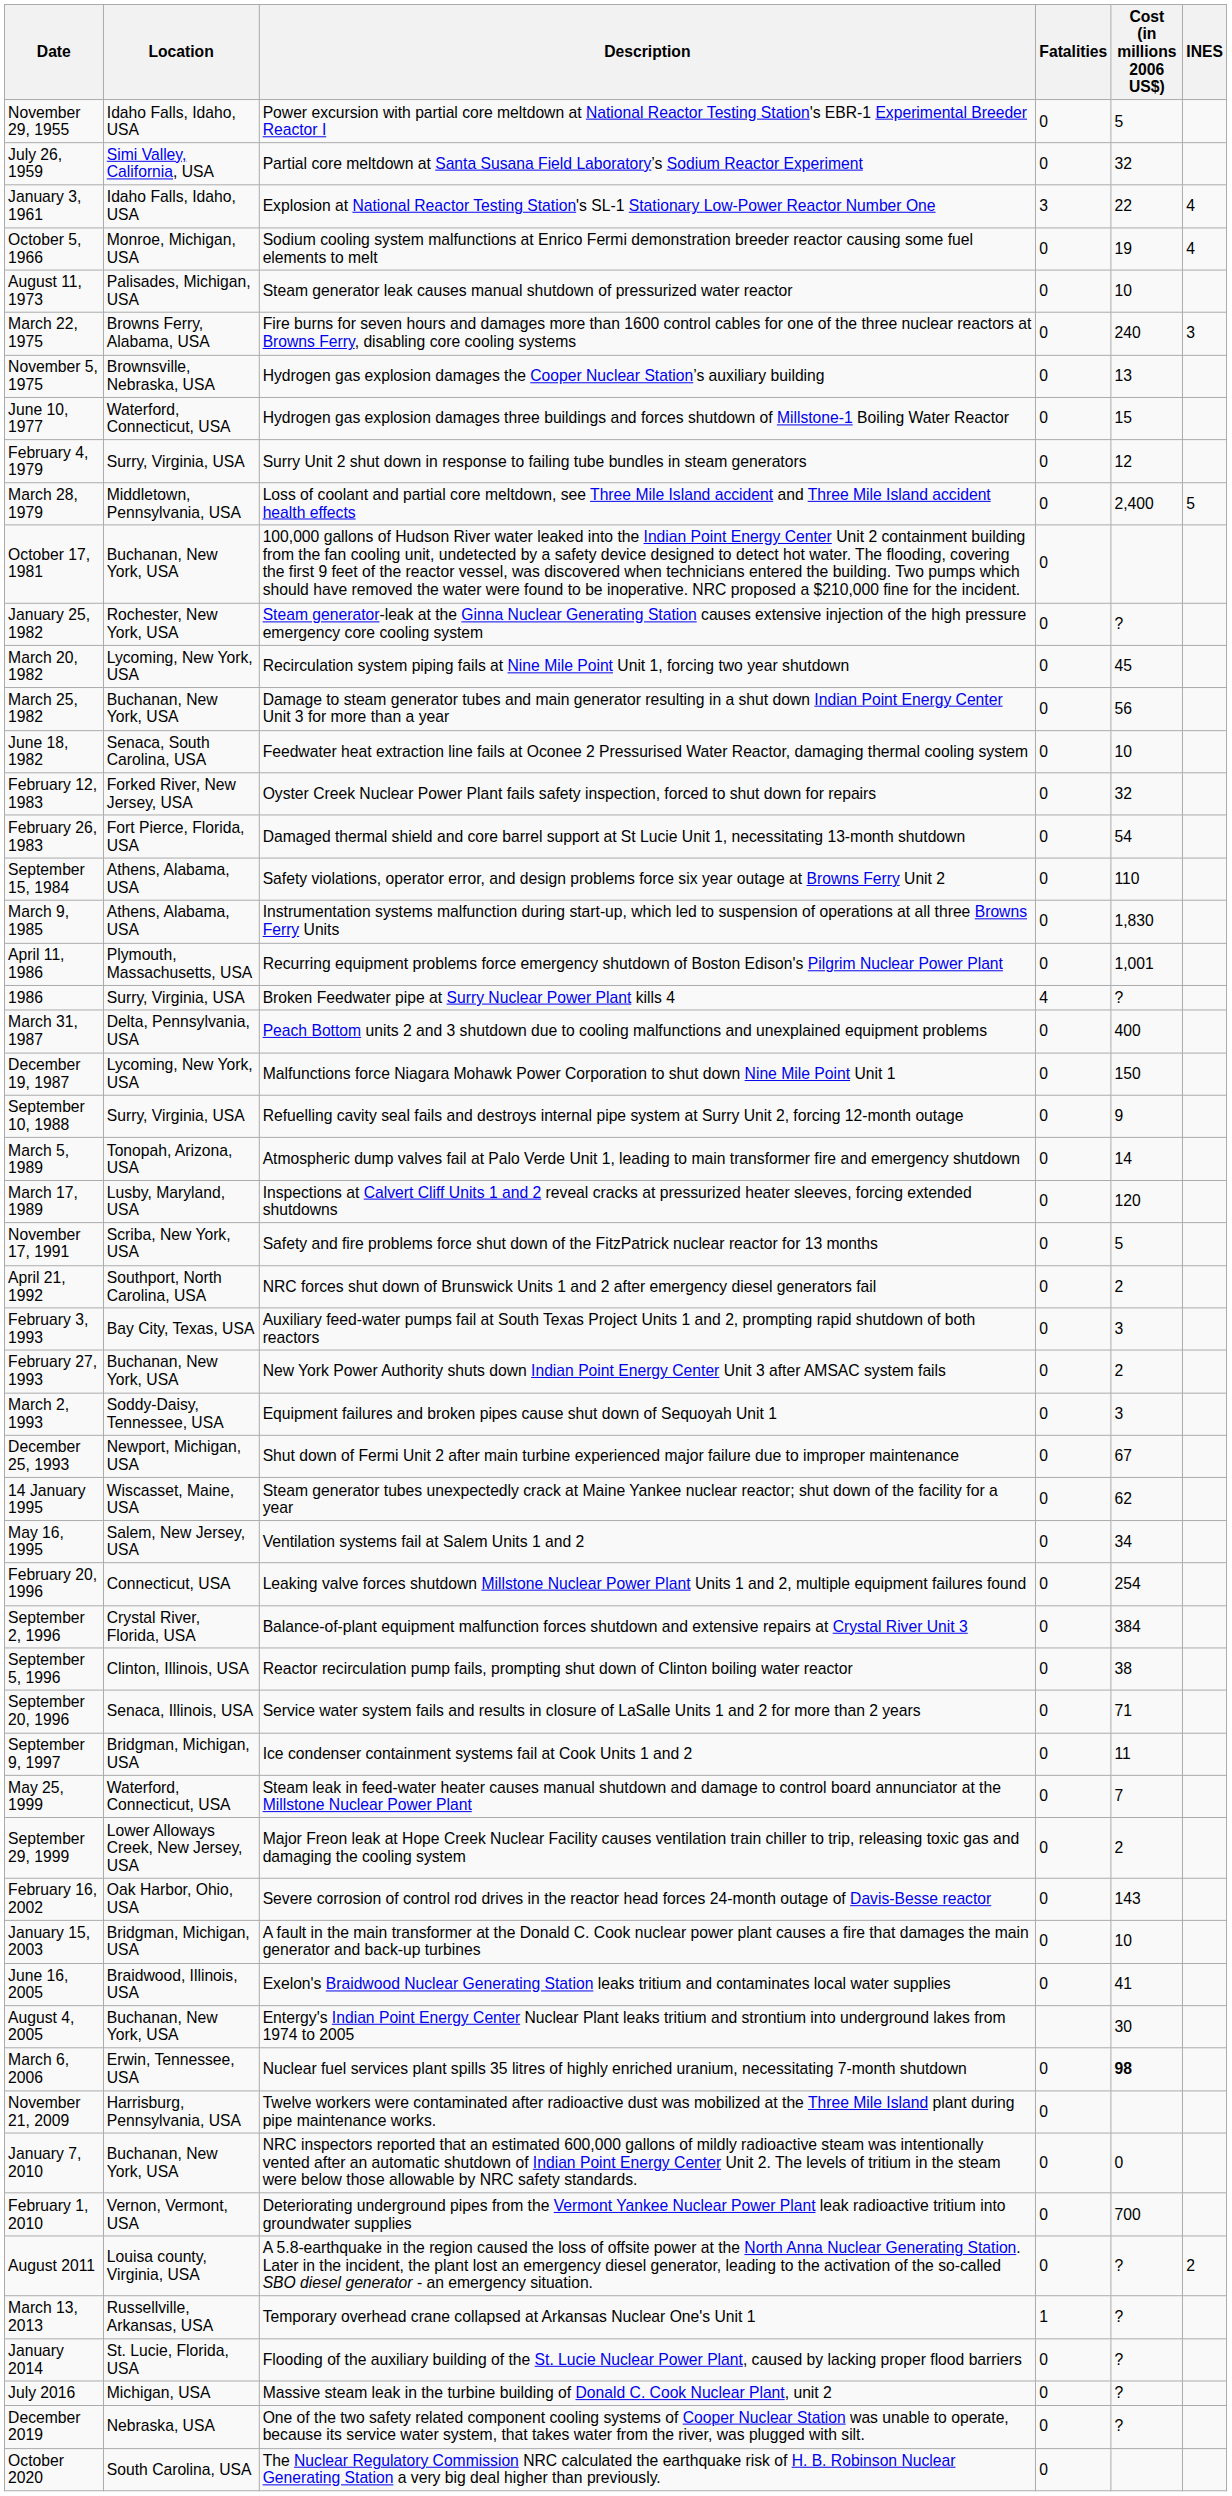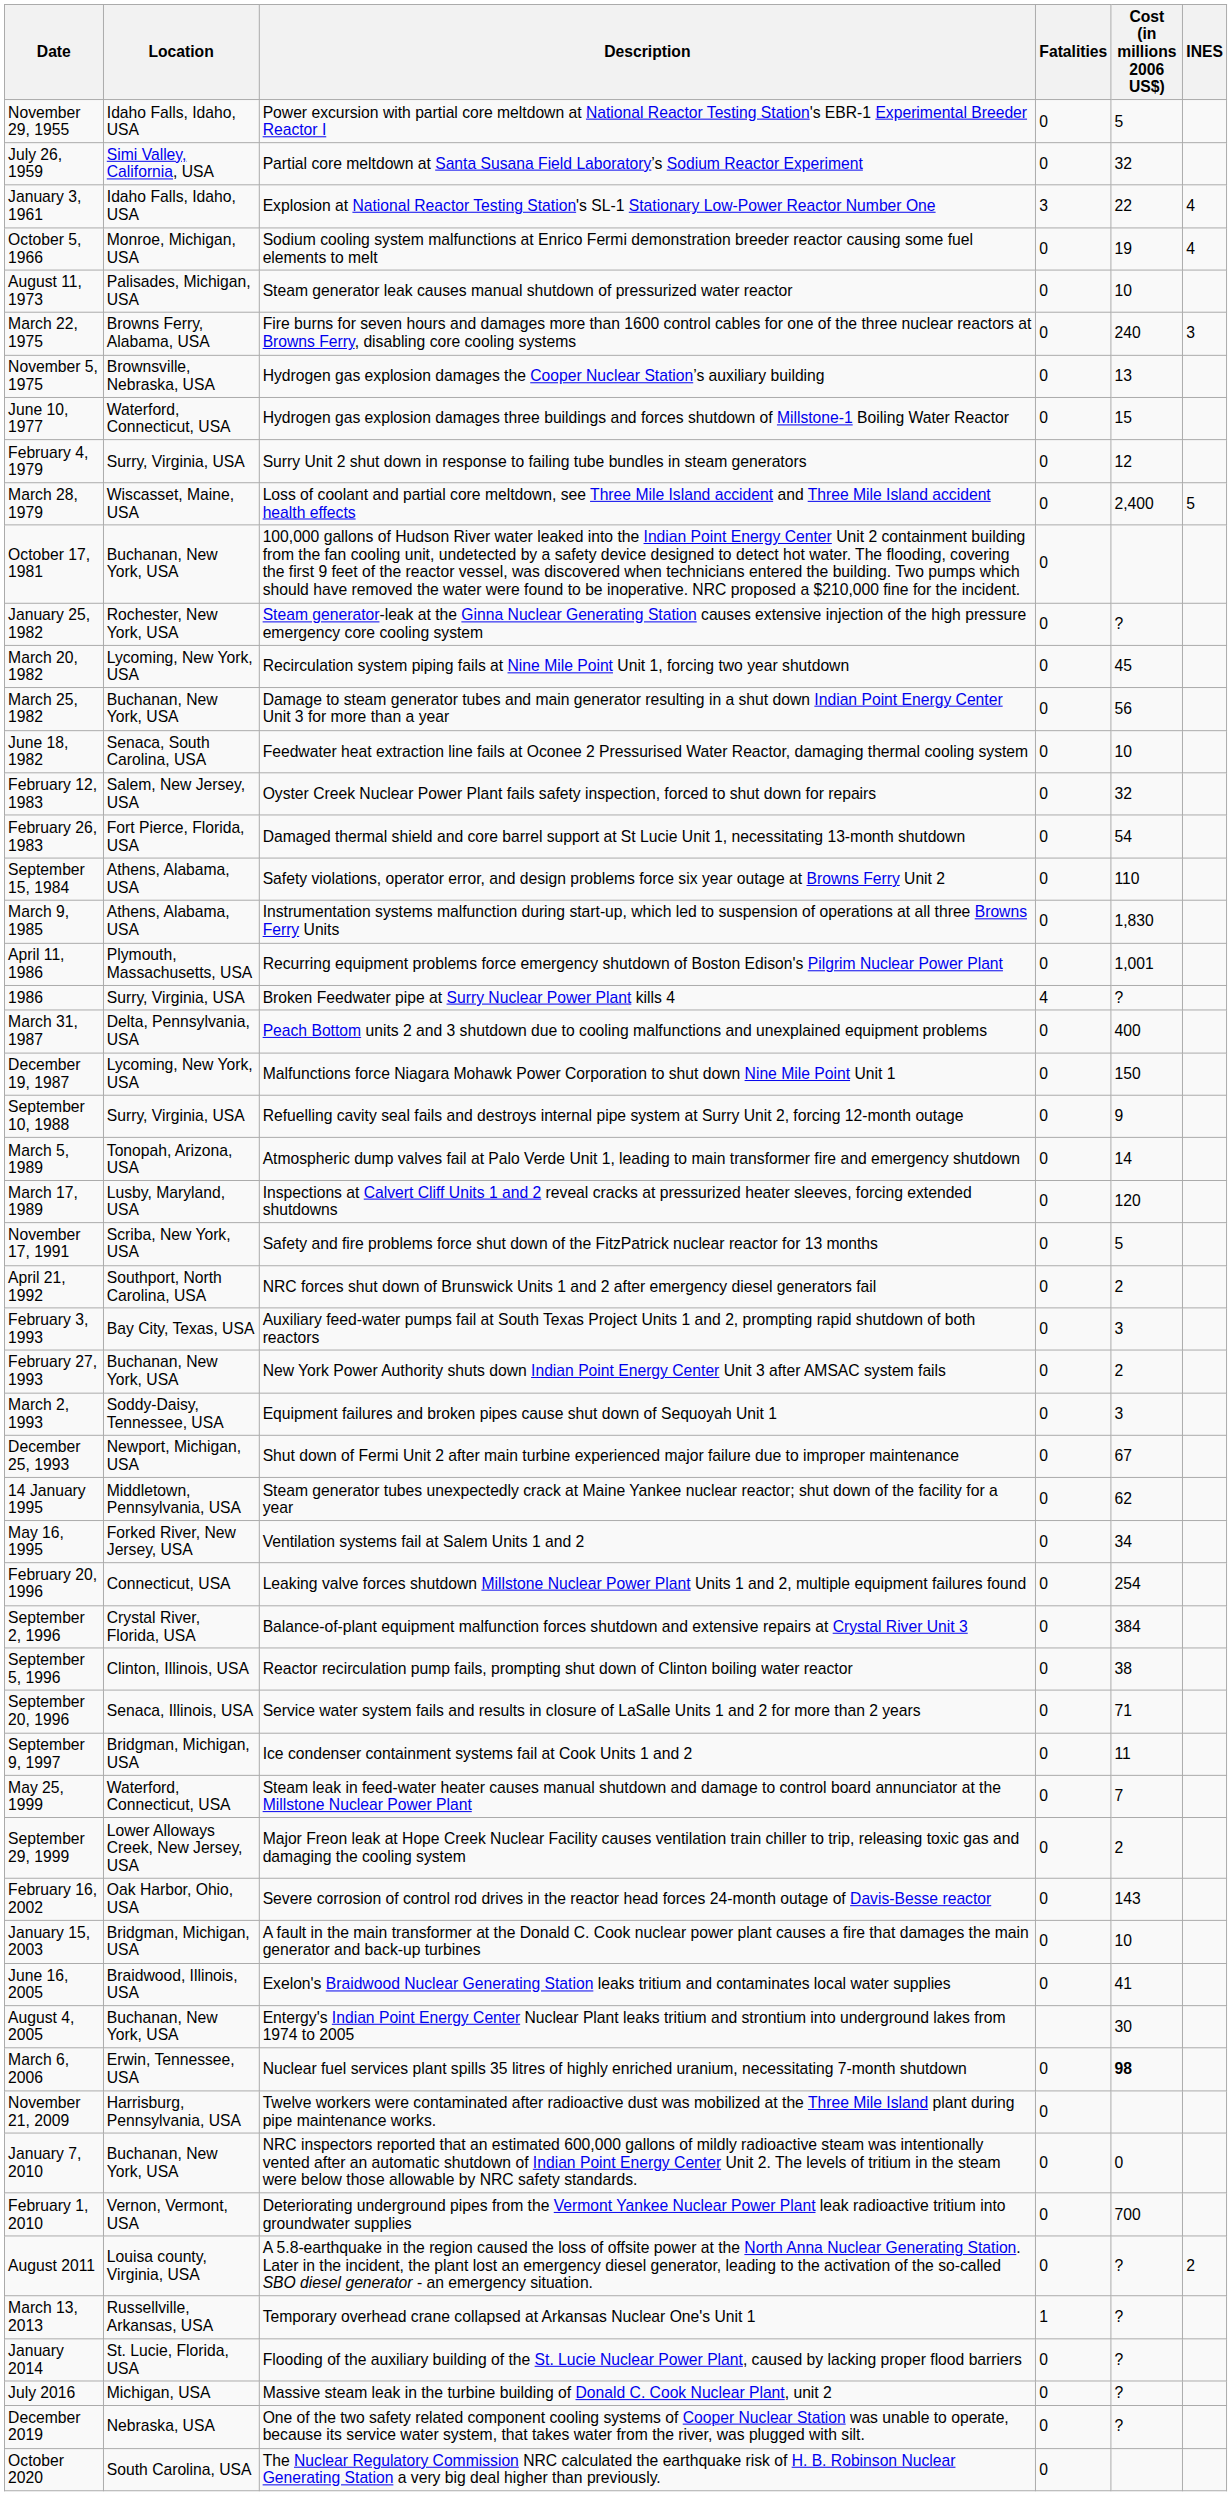(174, 503) Middletown, Pennsylvania, USA -> (170, 503) Wiscasset, Maine, USA
(171, 794) Forked River, New Jersey, USA -> (176, 794) Salem, New Jersey, USA
(170, 1499) Wiscasset, Maine, USA -> (174, 1499) Middletown, Pennsylvania, USA
(176, 1541) Salem, New Jersey, USA -> (171, 1541) Forked River, New Jersey, USA
